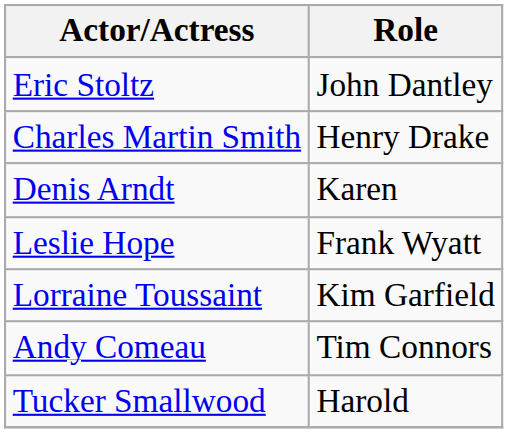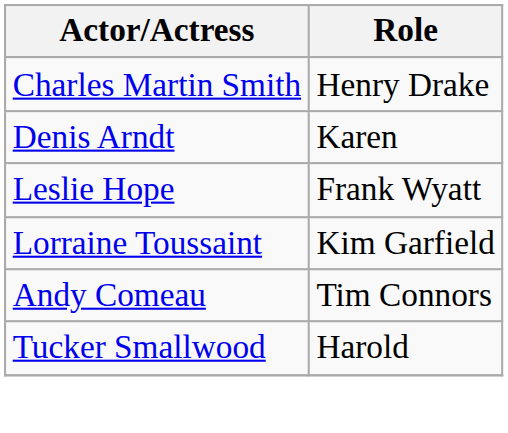- row: (83, 83)
